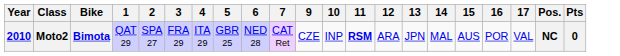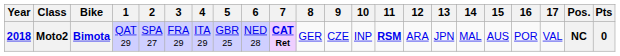+ column: (310, 13)
(19, 36) 2010 -> (19, 36) 2018
(283, 36) normal -> (283, 36) bold
